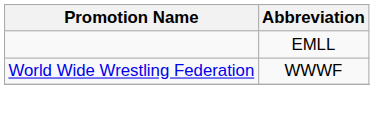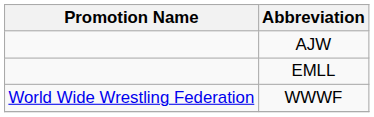+ row: (313, 44)
